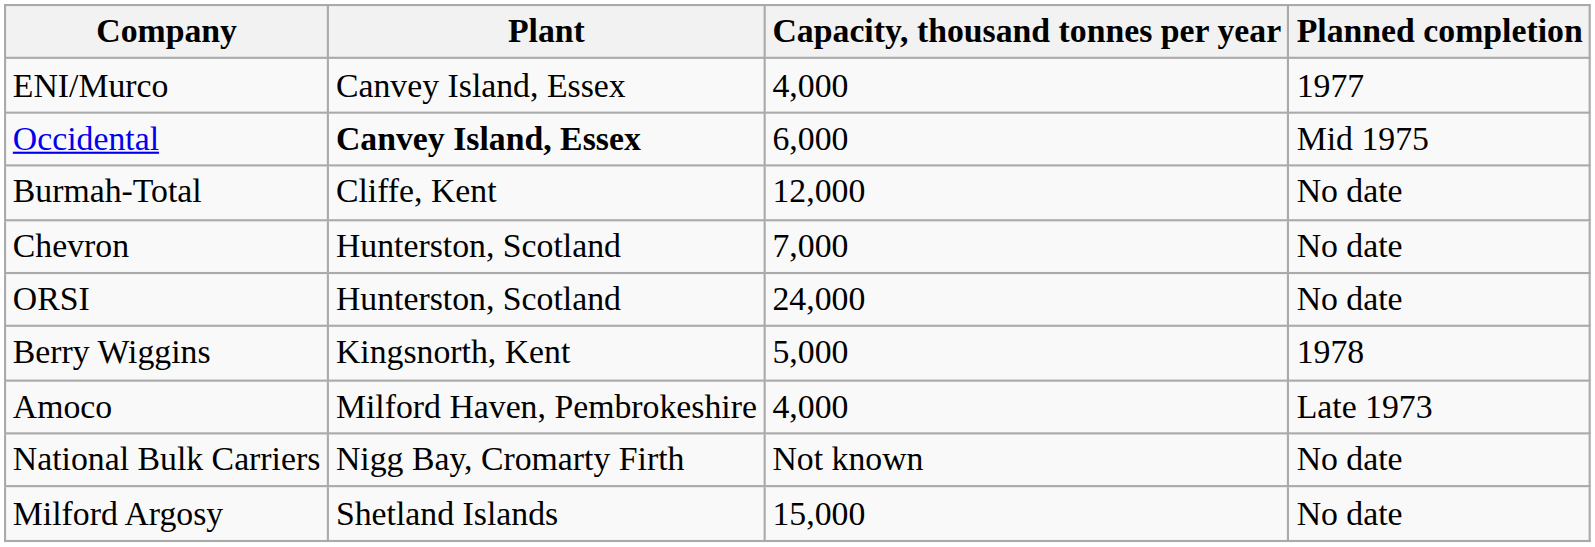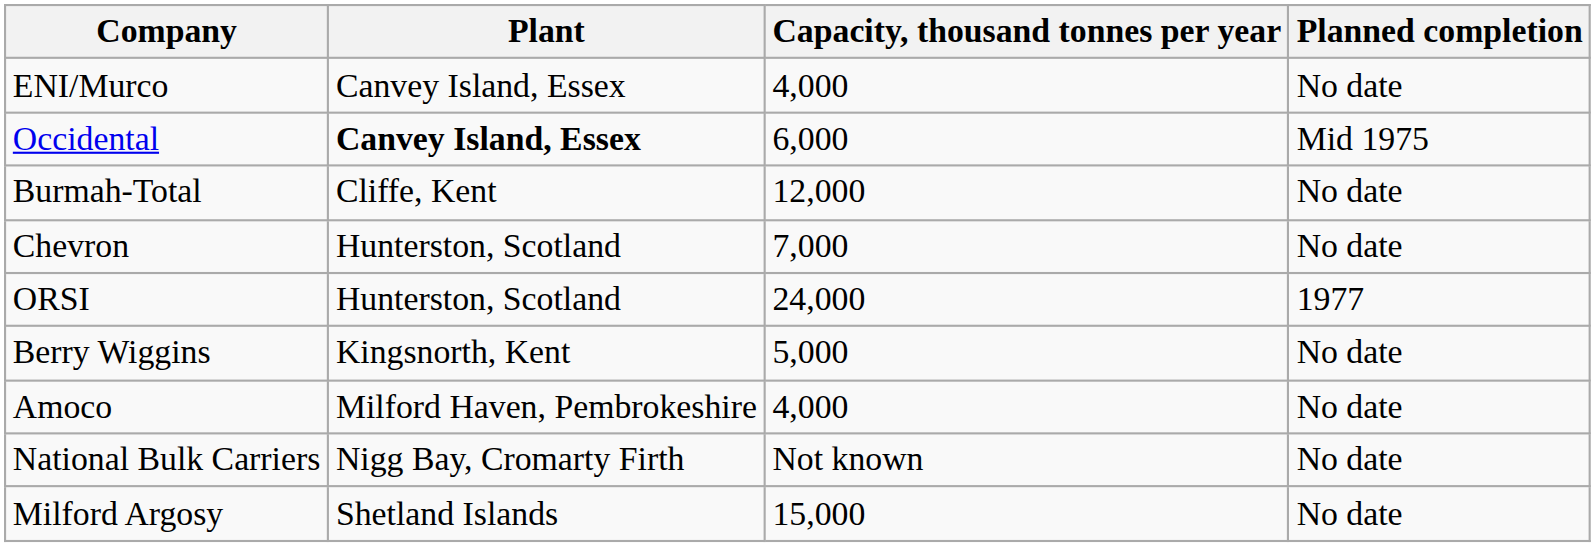(1330, 84) 1977 -> (1350, 84) No date
(1350, 298) No date -> (1330, 298) 1977
(1330, 352) 1978 -> (1350, 352) No date
(1365, 406) Late 1973 -> (1350, 406) No date
